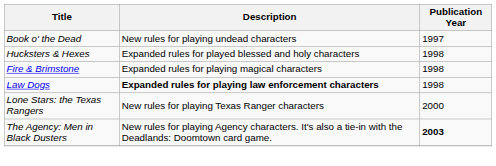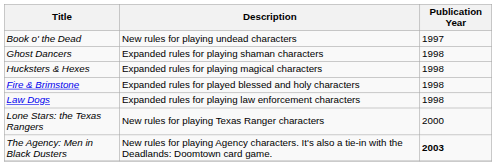+ row: (39, 54)
(241, 54) Expanded rules for played blessed and holy characters -> (222, 69) Expanded rules for playing magical characters
(222, 69) Expanded rules for playing magical characters -> (241, 85) Expanded rules for played blessed and holy characters
(250, 85) bold -> (241, 100) normal
